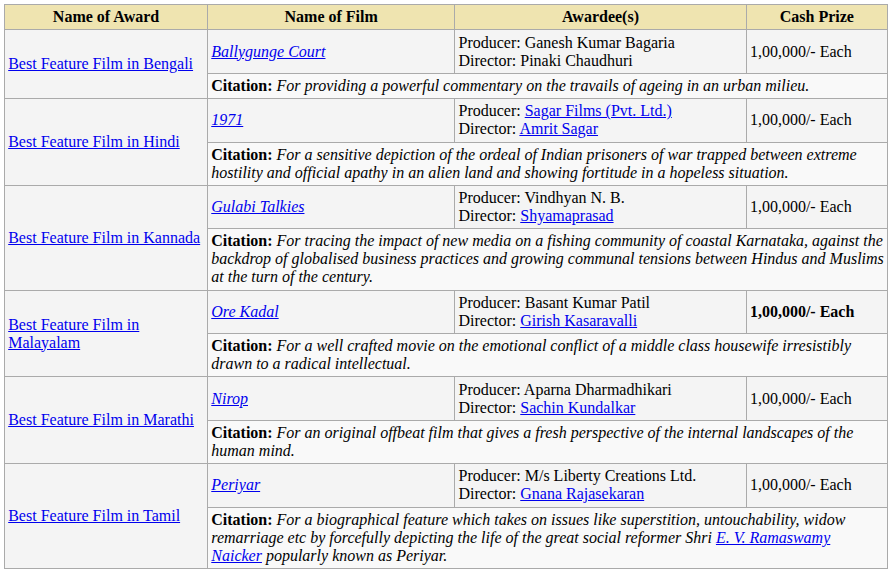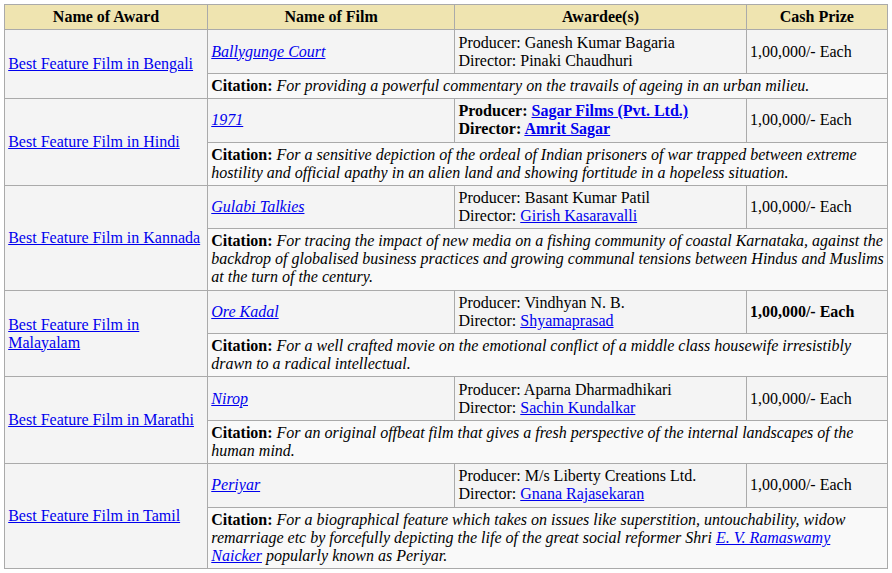(565, 120) normal -> (573, 120) bold
(542, 207) Producer: Vindhyan N. B. Director: Shyamaprasad -> (554, 207) Producer: Basant Kumar Patil Director: Girish Kasaravalli
(554, 311) Producer: Basant Kumar Patil Director: Girish Kasaravalli -> (542, 311) Producer: Vindhyan N. B. Director: Shyamaprasad
